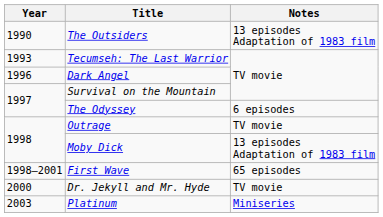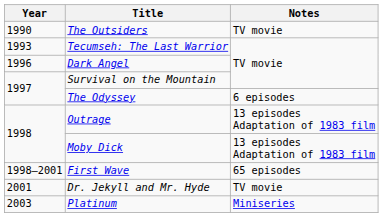(304, 36) 13 episodes Adaptation of 1983 film -> (258, 30) TV movie
(258, 125) TV movie -> (304, 119) 13 episodes Adaptation of 1983 film
(19, 187) 2000 -> (19, 187) 2001
